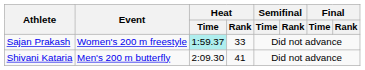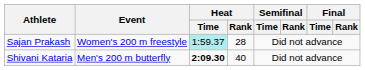(240, 43) 33 -> (241, 43) 28
(208, 58) normal -> (208, 58) bold
(240, 58) 41 -> (241, 58) 40
